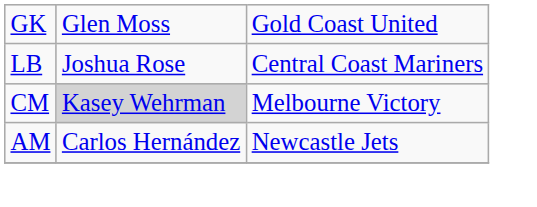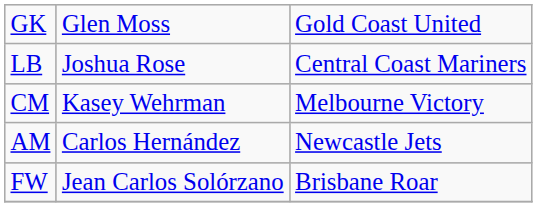(144, 102) lightgrey background -> (144, 102) no background
+ row: (29, 181)
